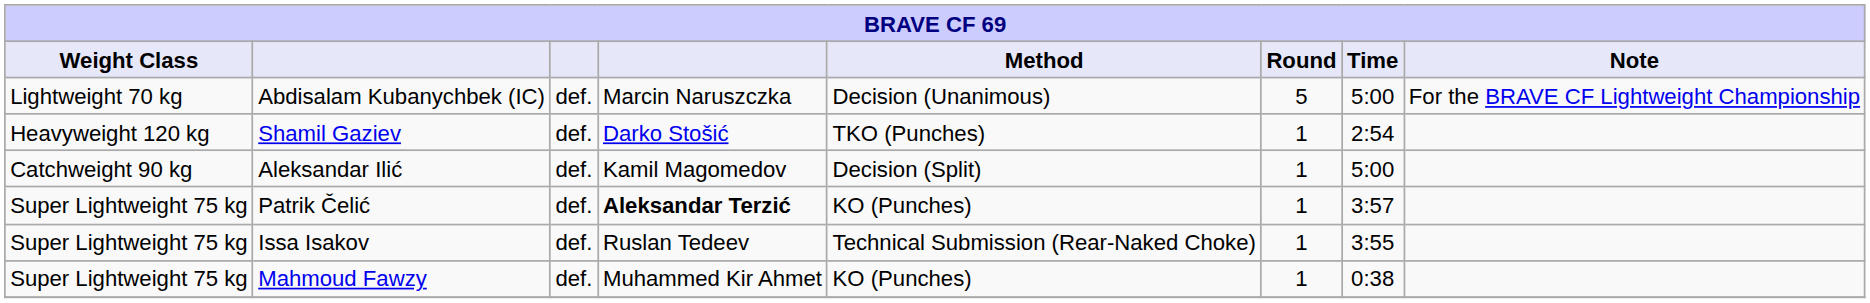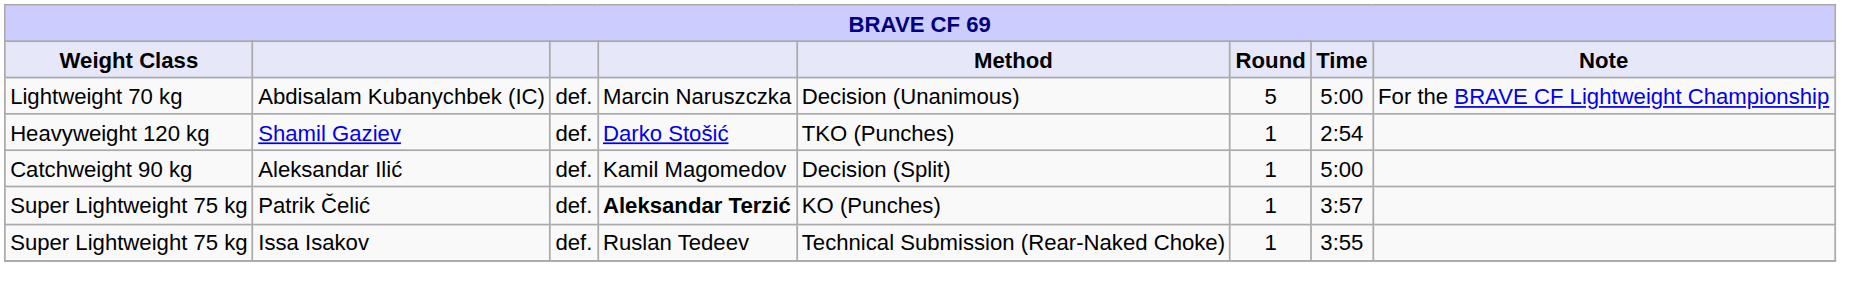- row: (343, 278)
